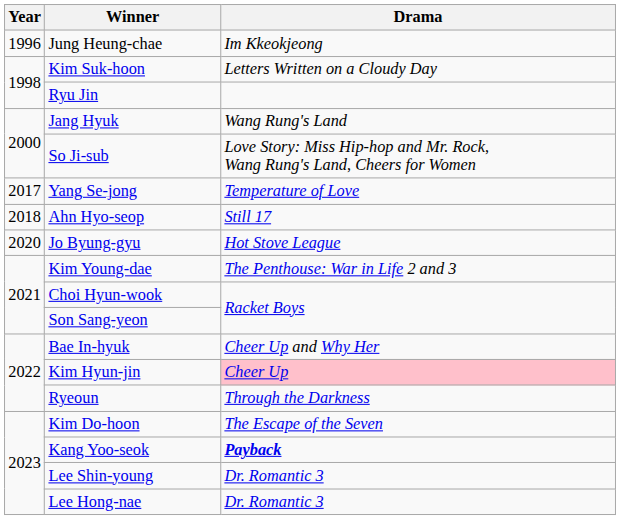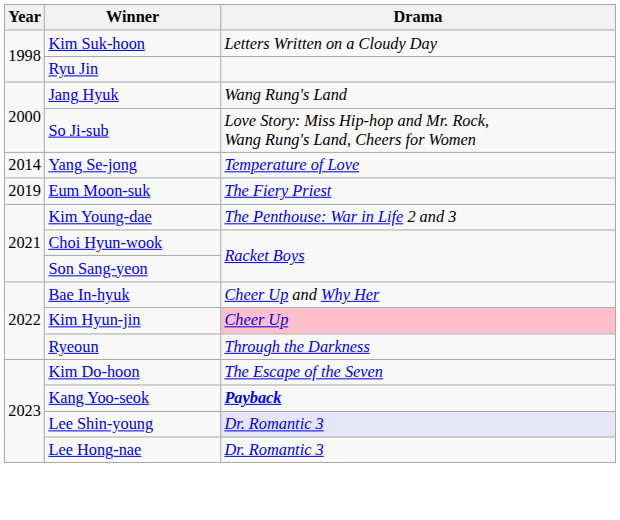- row: (105, 43)
(25, 191) 2017 -> (25, 165) 2014
- row: (96, 216)
+ row: (99, 191)
- row: (94, 242)
(274, 475) no background -> (274, 424) lavender background
